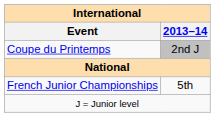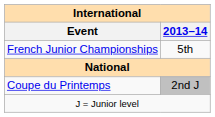rows swapped: (59, 49) <-> (82, 85)
